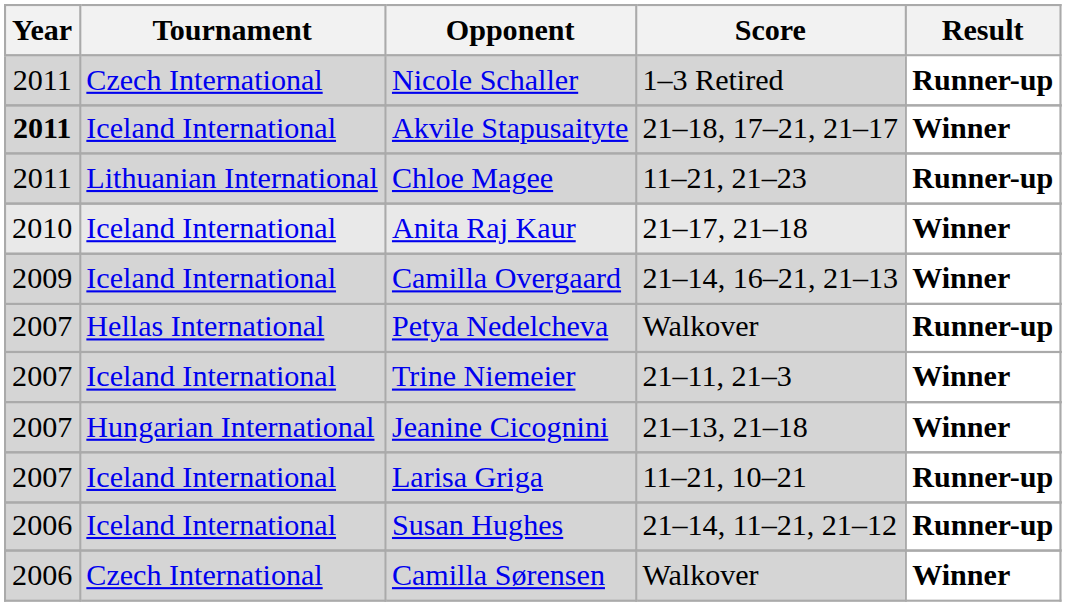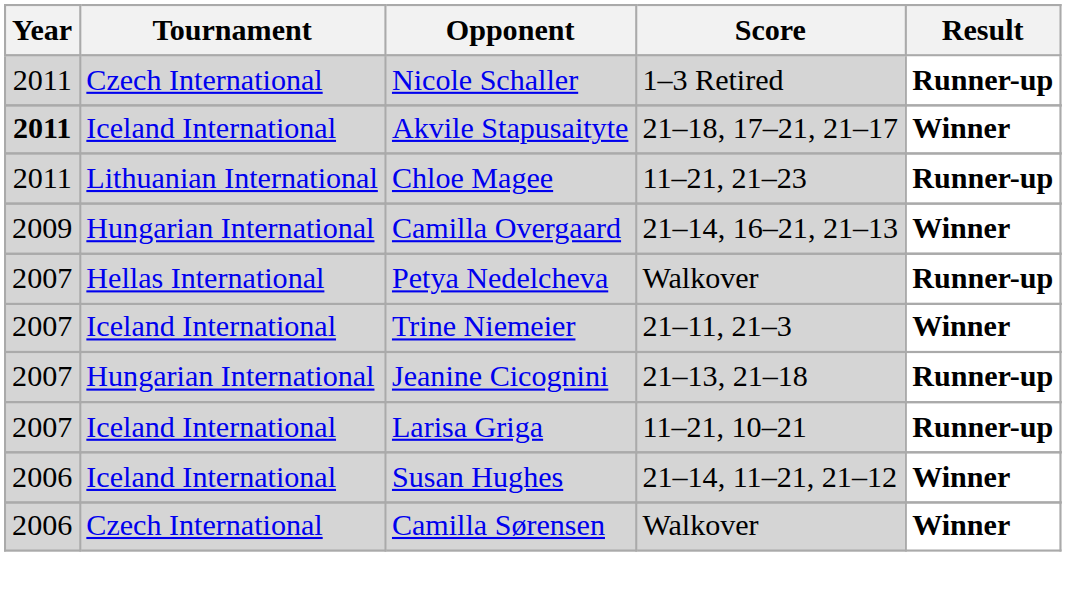- row: (484, 228)
(211, 277) Iceland International -> (230, 228) Hungarian International
(961, 426) Winner -> (983, 377) Runner-up
(983, 526) Runner-up -> (961, 476) Winner
